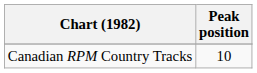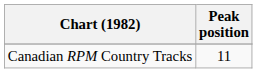(224, 56) 10 -> (224, 56) 11
